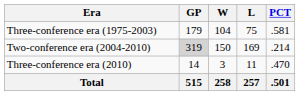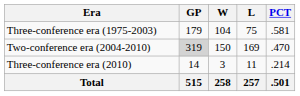(280, 47) .214 -> (280, 47) .470
(280, 64) .470 -> (280, 64) .214
